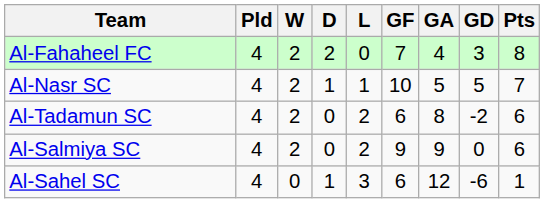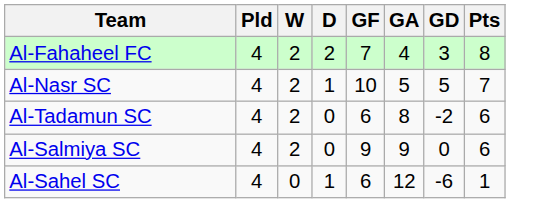- column: (364, 20)
